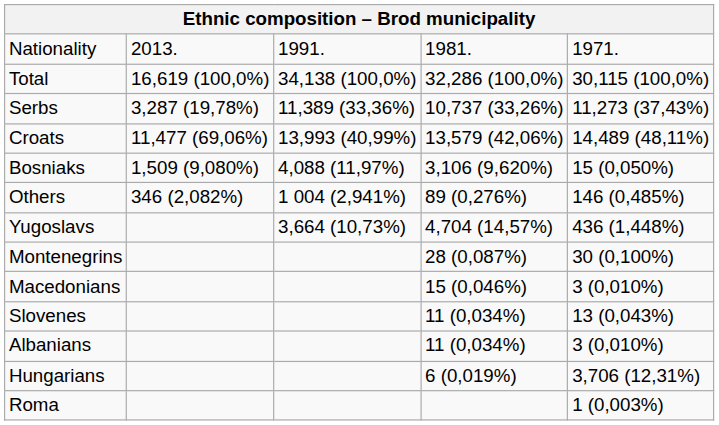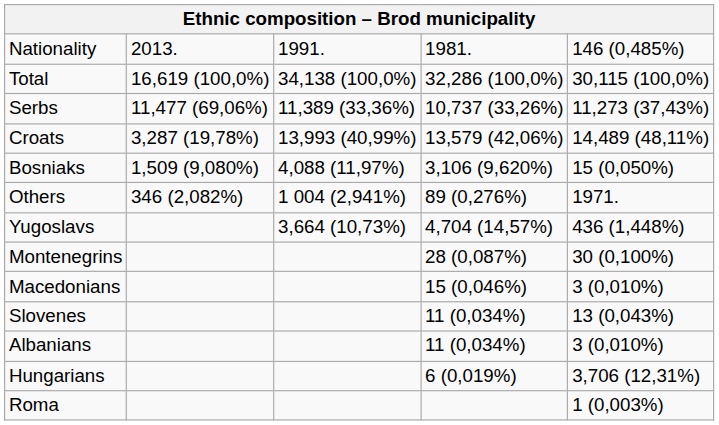(596, 49) 1971. -> (628, 49) 146 (0,485%)
(195, 108) 3,287 (19,78%) -> (199, 108) 11,477 (69,06%)
(199, 138) 11,477 (69,06%) -> (195, 138) 3,287 (19,78%)
(628, 197) 146 (0,485%) -> (596, 197) 1971.
